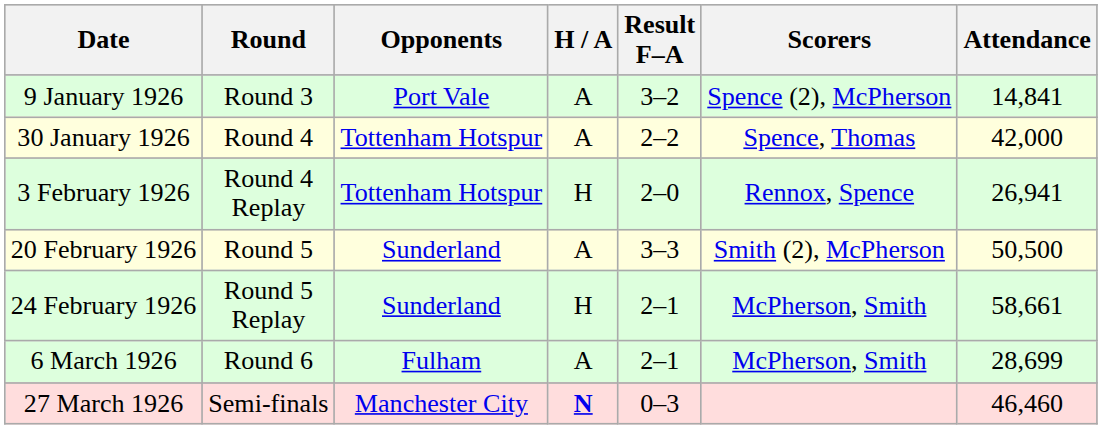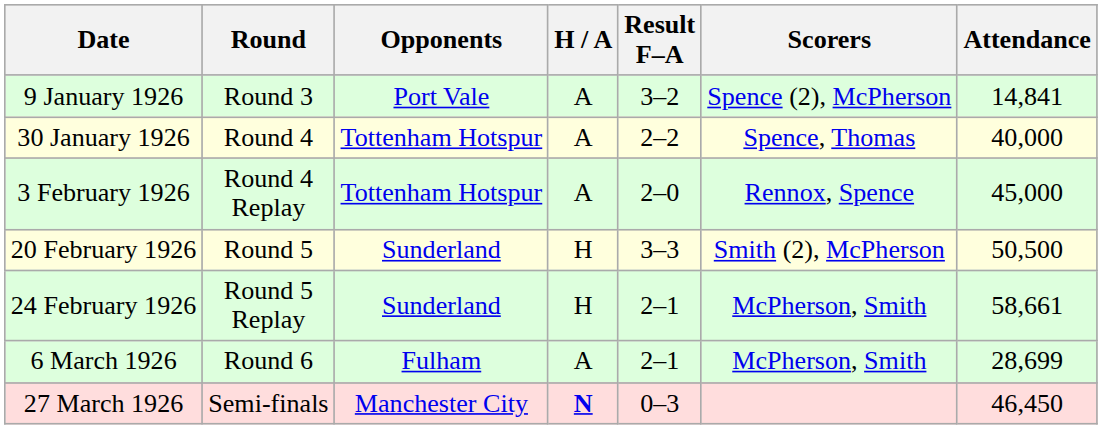(1027, 137) 42,000 -> (1027, 137) 40,000
(583, 193) H -> (583, 193) A
(1027, 193) 26,941 -> (1027, 193) 45,000
(583, 249) A -> (583, 249) H
(1027, 402) 46,460 -> (1027, 402) 46,450
